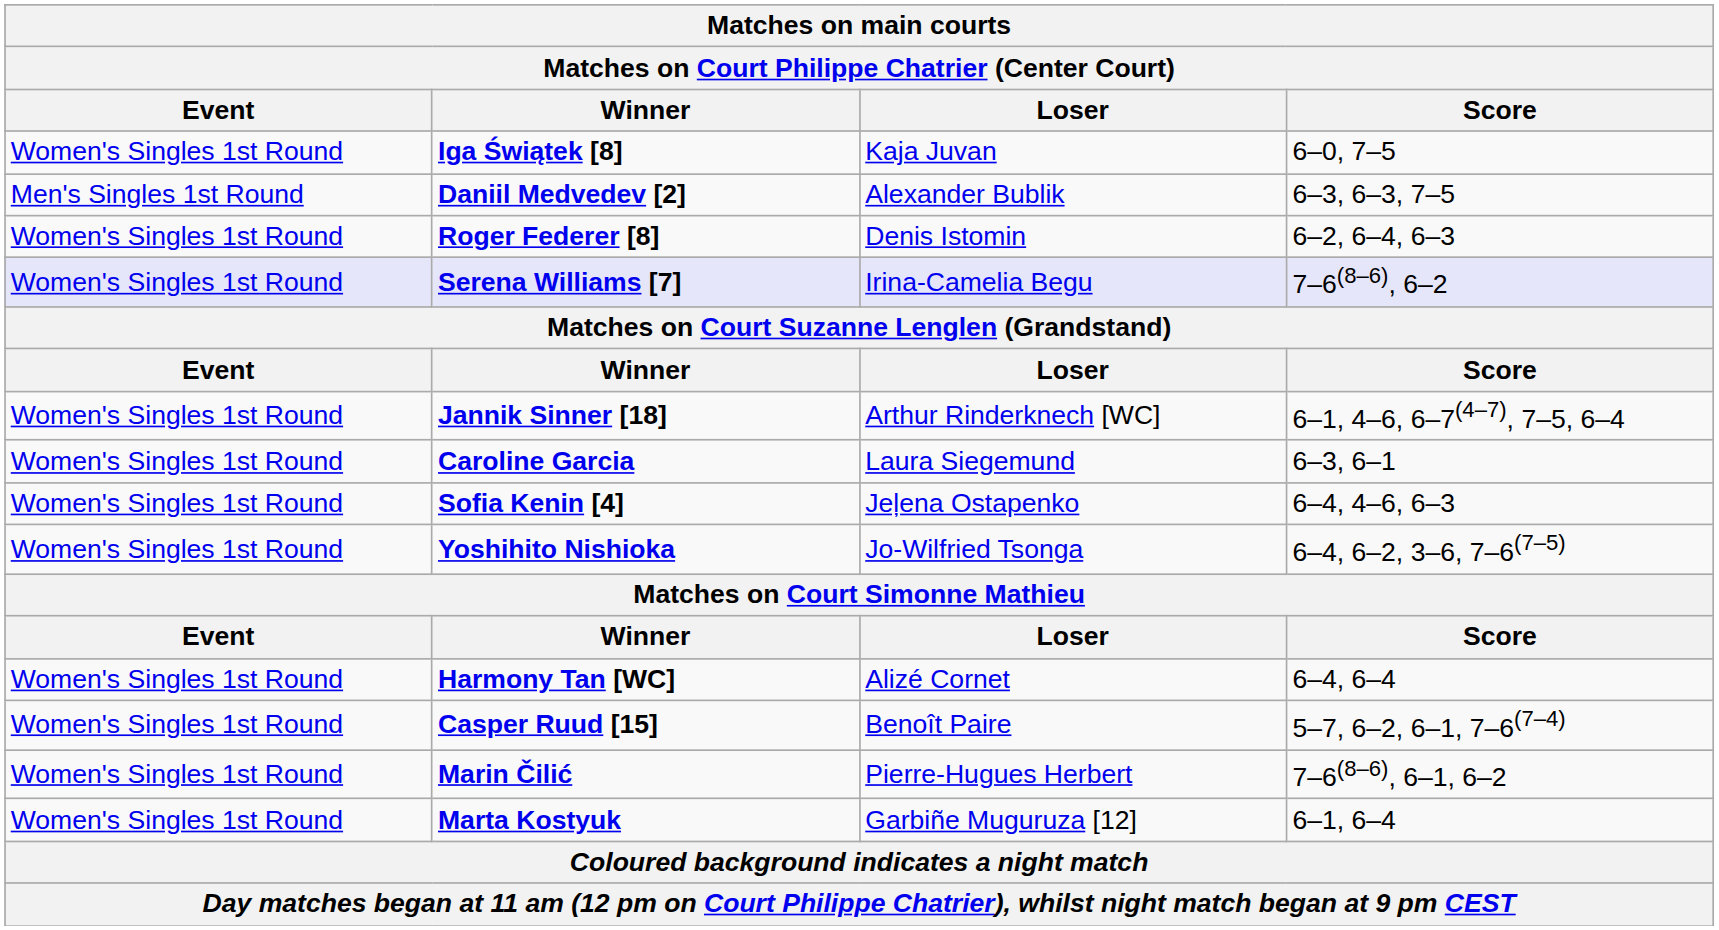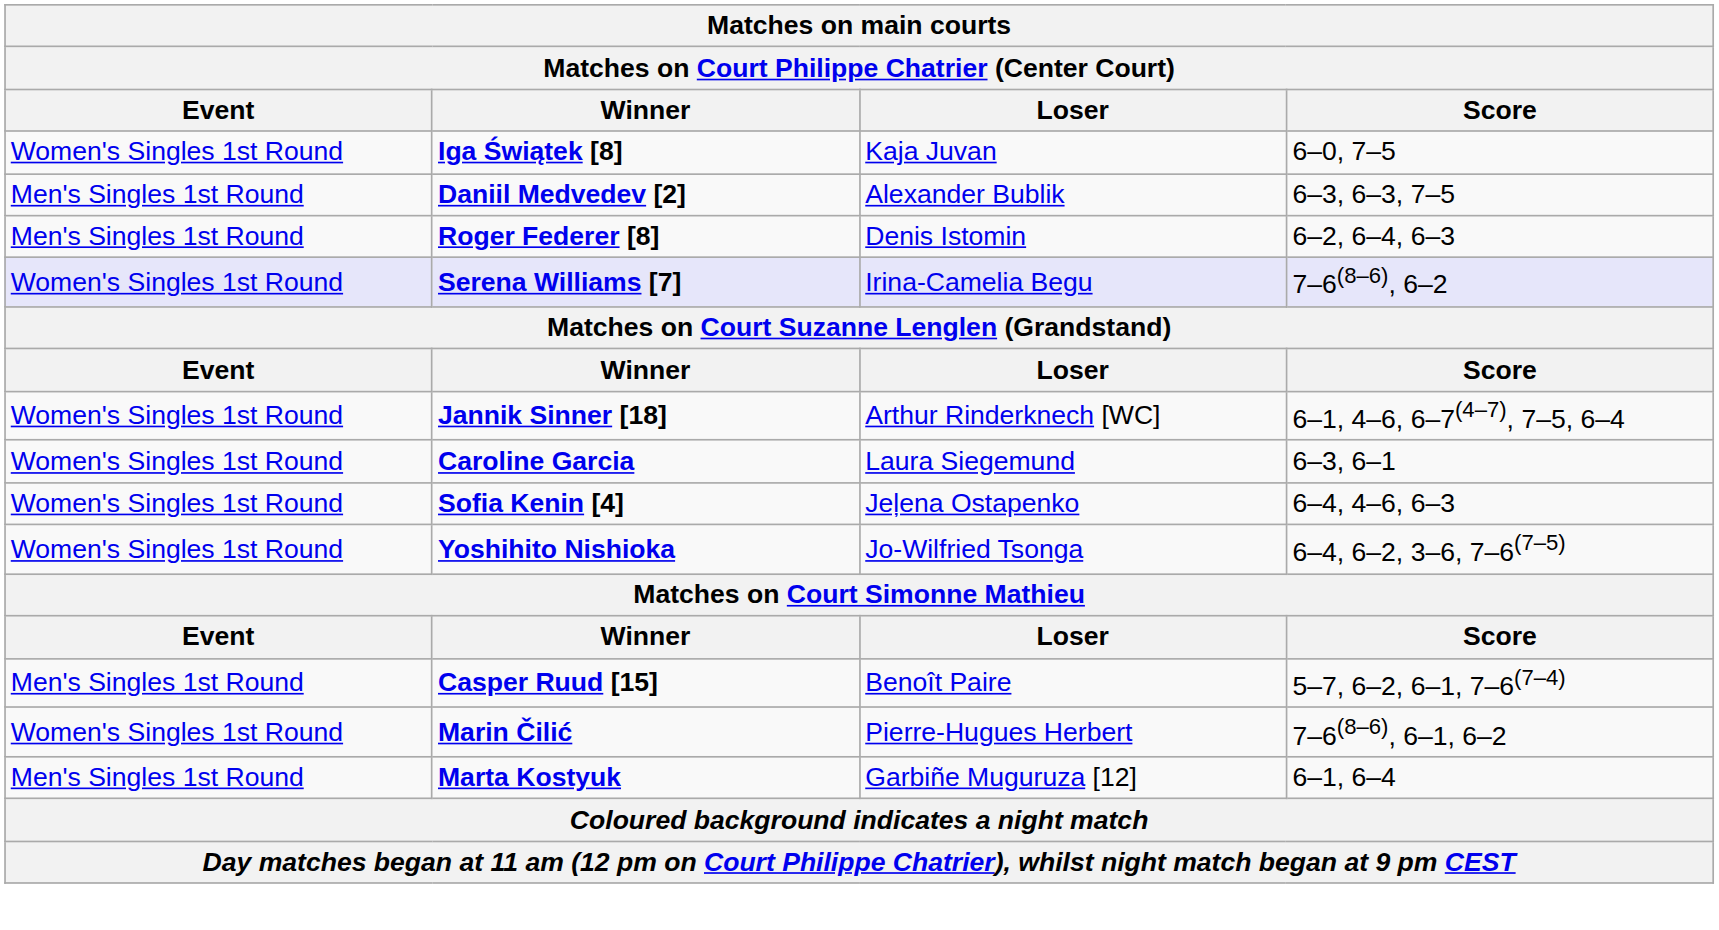(177, 236) Women's Singles 1st Round -> (157, 236) Men's Singles 1st Round
- row: (557, 678)
(177, 724) Women's Singles 1st Round -> (157, 682) Men's Singles 1st Round
(177, 819) Women's Singles 1st Round -> (157, 777) Men's Singles 1st Round
